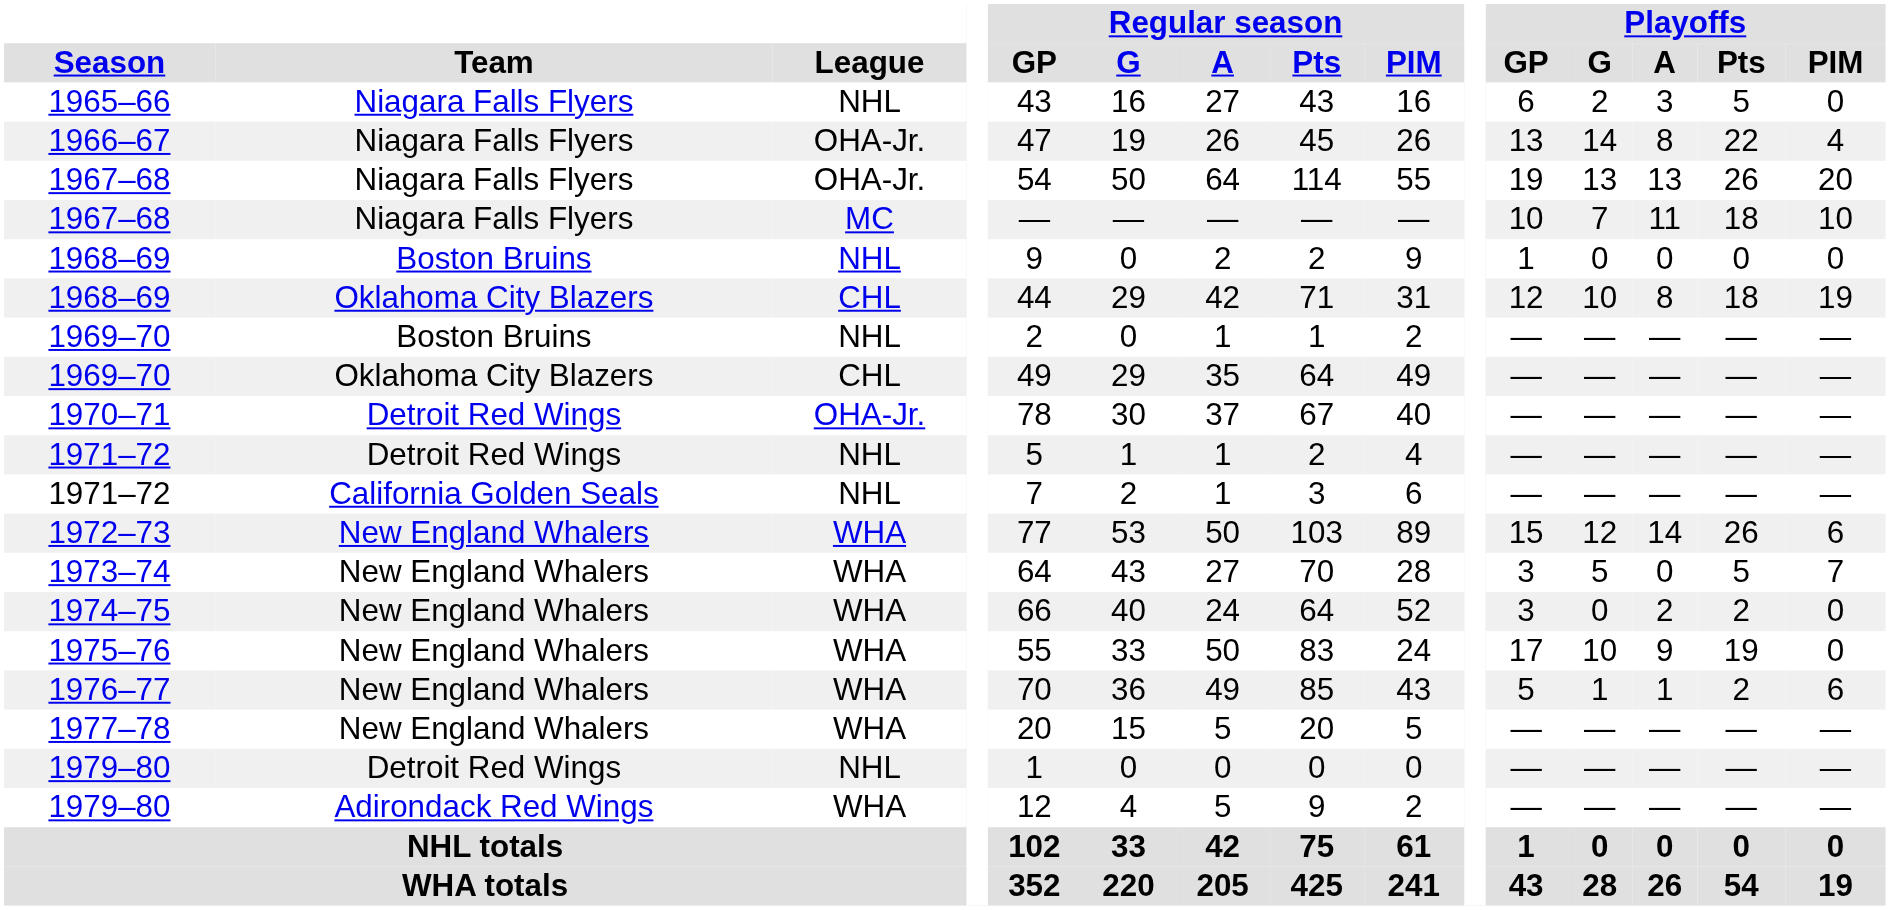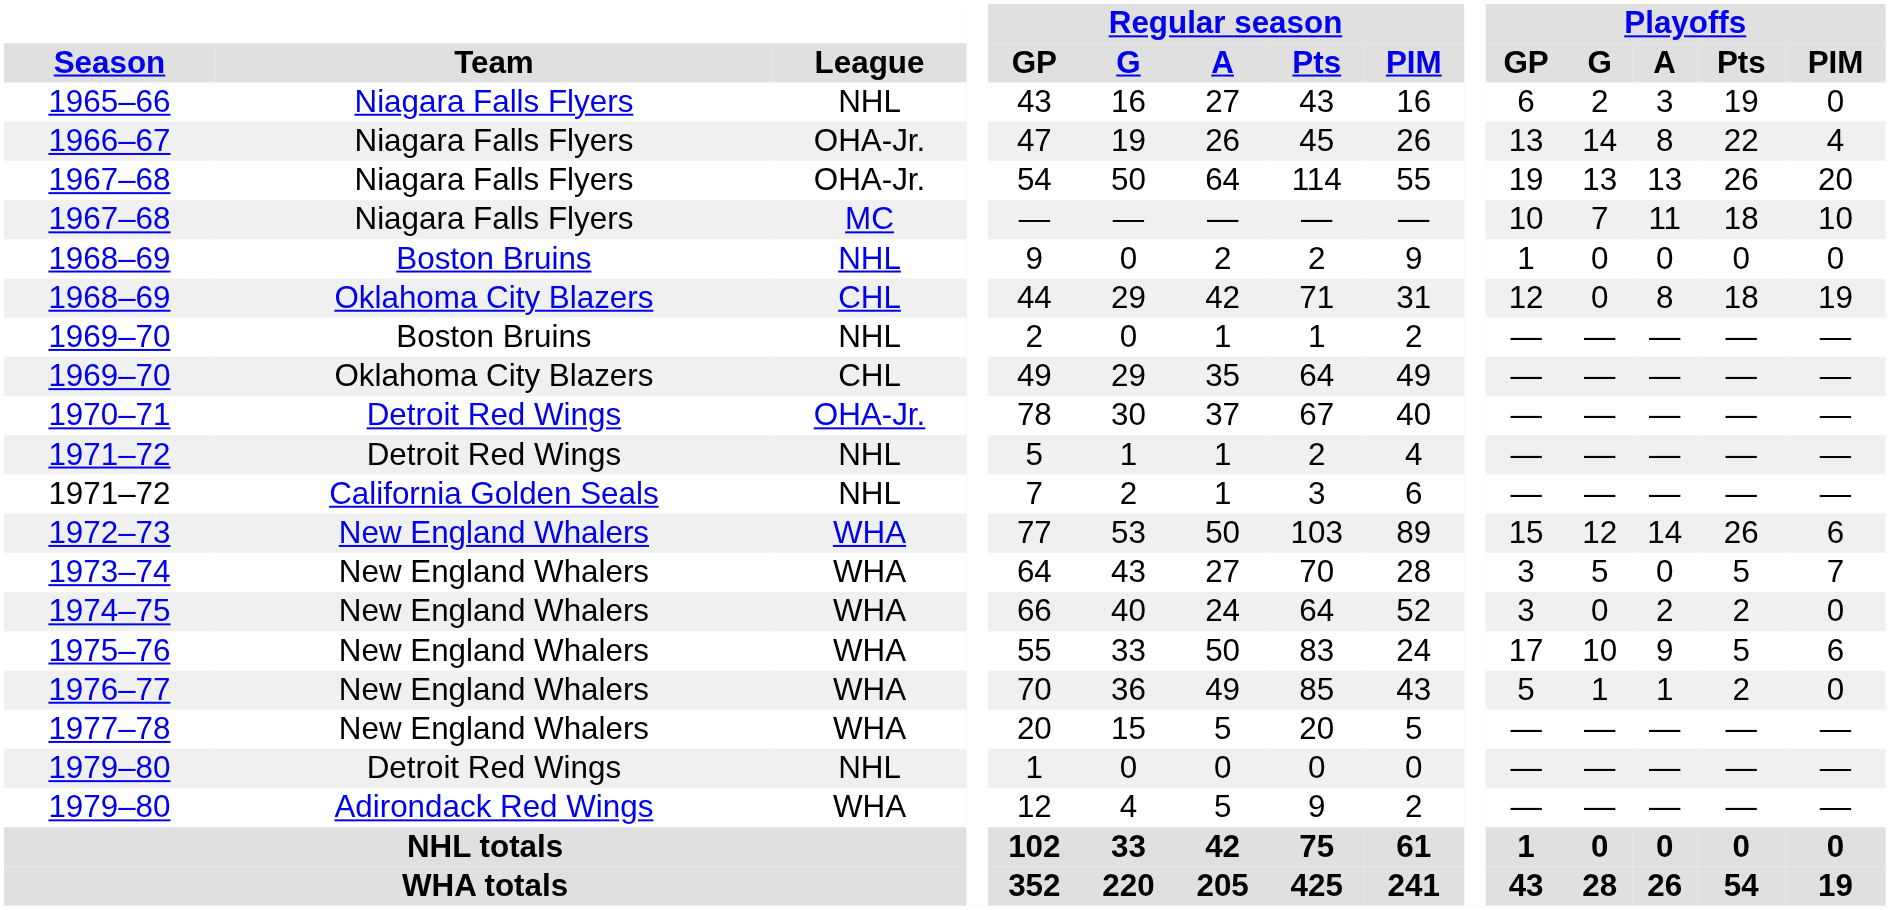(1741, 101) 5 -> (1741, 101) 19
(1600, 297) 10 -> (1600, 297) 0
(1741, 650) 19 -> (1741, 650) 5
(1835, 650) 0 -> (1835, 650) 6
(1835, 689) 6 -> (1835, 689) 0
